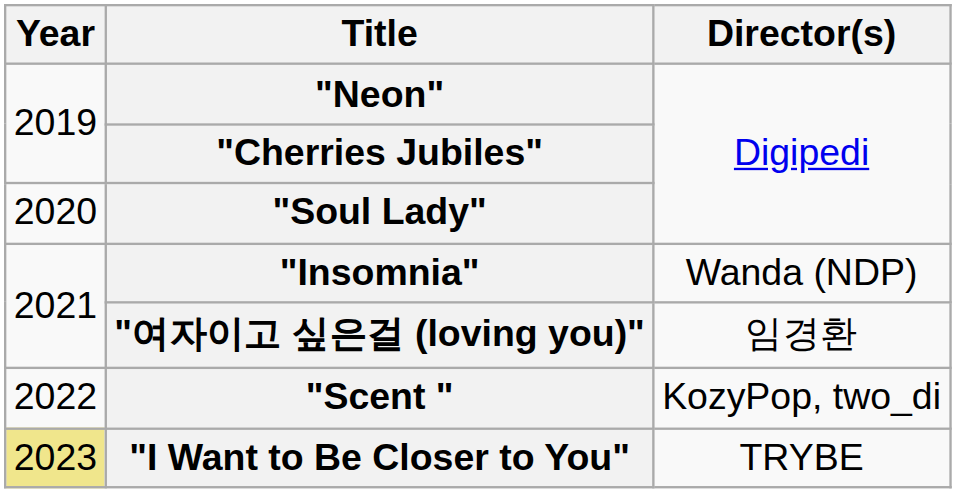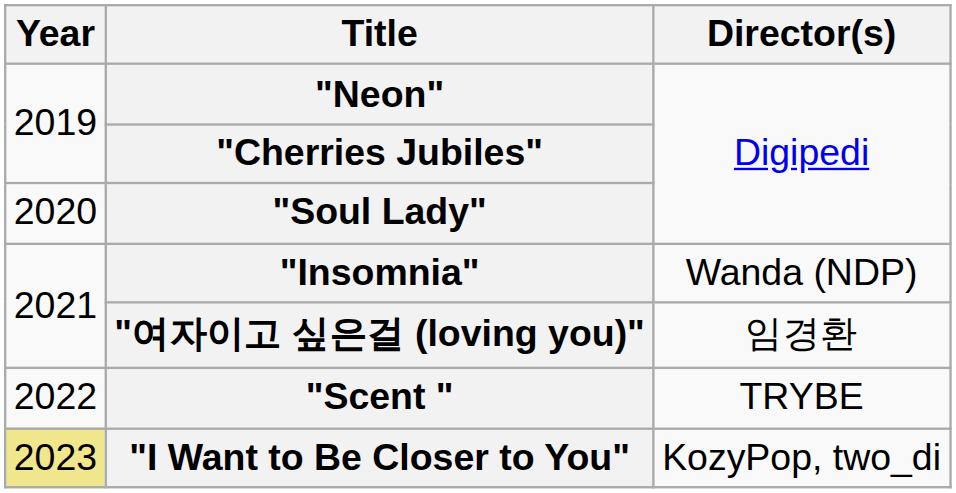(802, 397) KozyPop, two_di -> (802, 397) TRYBE
(802, 456) TRYBE -> (802, 456) KozyPop, two_di
